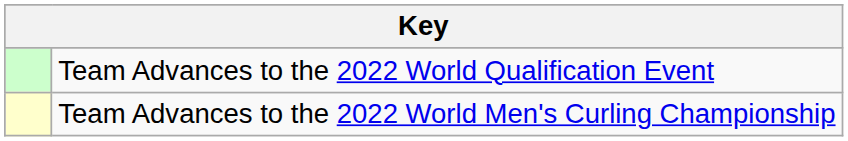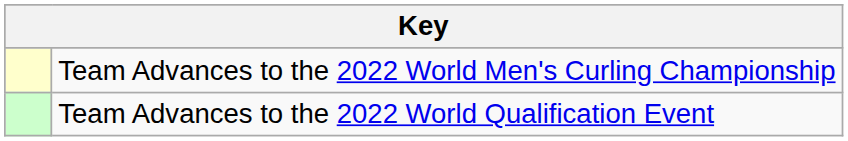rows swapped: (447, 113) <-> (386, 69)
